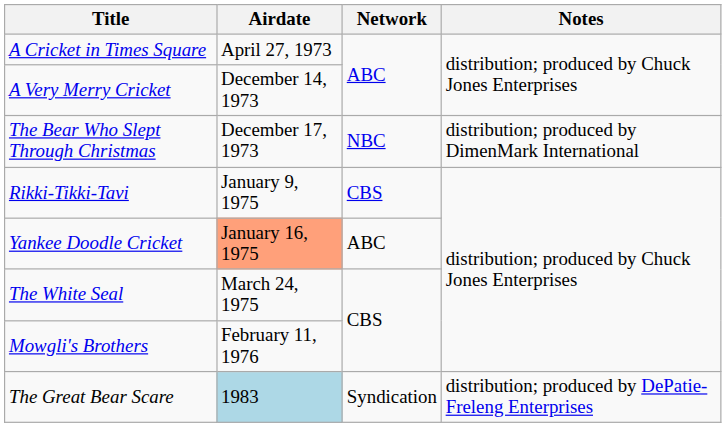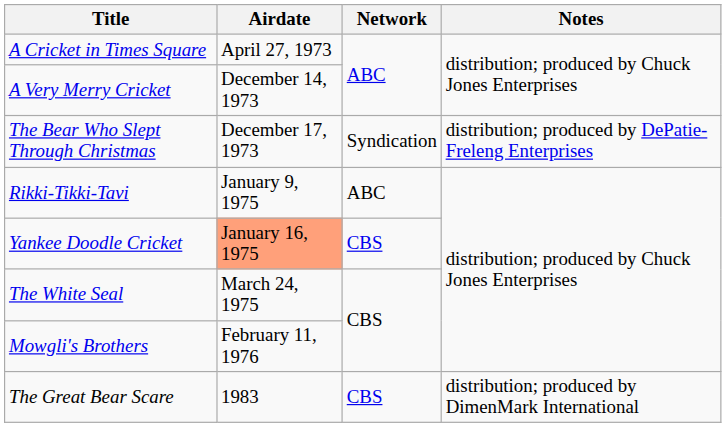(366, 141) NBC -> (392, 141) Syndication
(542, 141) distribution; produced by DimenMark International -> (576, 141) distribution; produced by DePatie-Freleng Enterprises
(365, 192) CBS -> (366, 192) ABC
(366, 243) ABC -> (365, 243) CBS
(240, 397) lightblue background -> (240, 397) no background
(392, 397) Syndication -> (365, 397) CBS
(576, 397) distribution; produced by DePatie-Freleng Enterprises -> (542, 397) distribution; produced by DimenMark International
